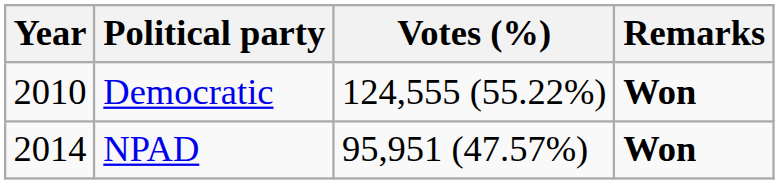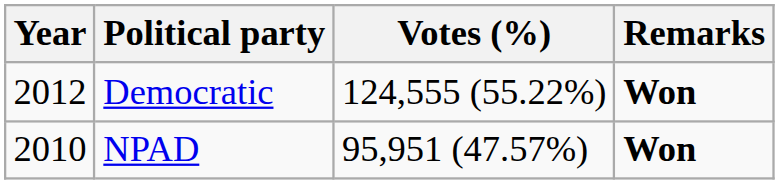(50, 91) 2010 -> (50, 91) 2012
(50, 149) 2014 -> (50, 149) 2010
